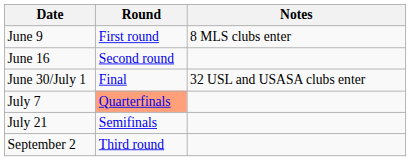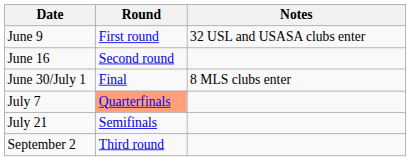(241, 36) 8 MLS clubs enter -> (278, 36) 32 USL and USASA clubs enter
(278, 79) 32 USL and USASA clubs enter -> (241, 79) 8 MLS clubs enter
